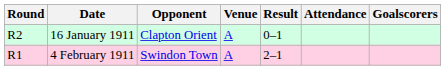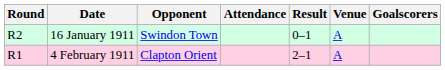columns swapped: (240, 14) <-> (335, 14)
(179, 34) Clapton Orient -> (179, 34) Swindon Town
(179, 55) Swindon Town -> (179, 55) Clapton Orient
